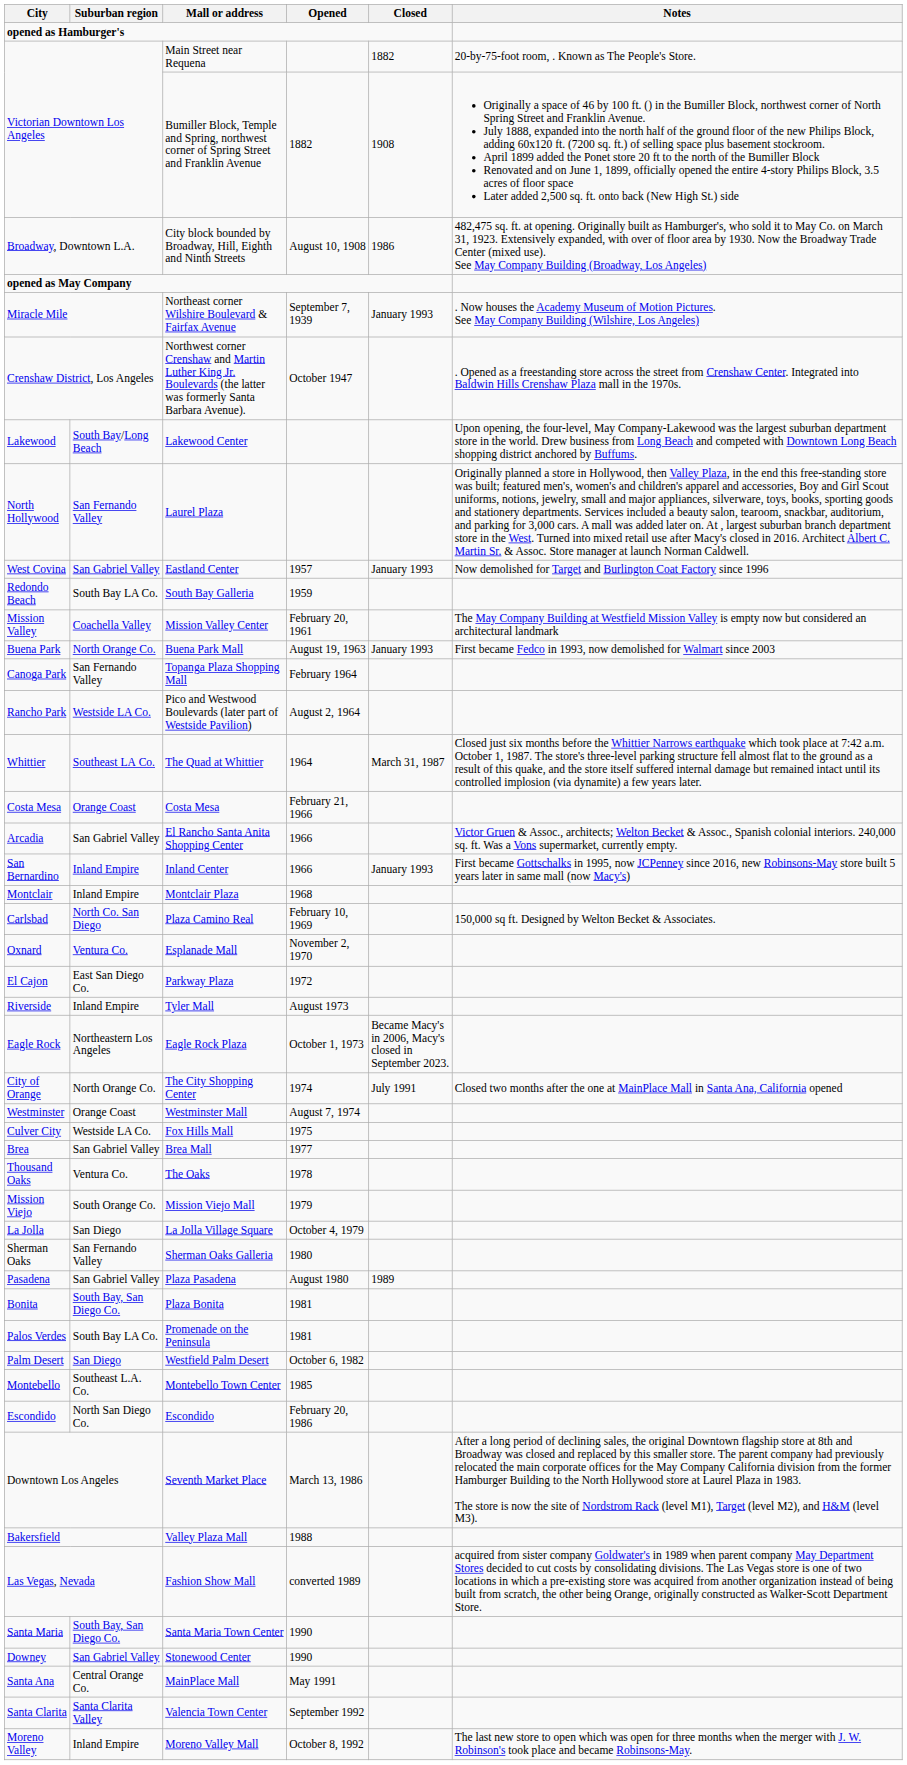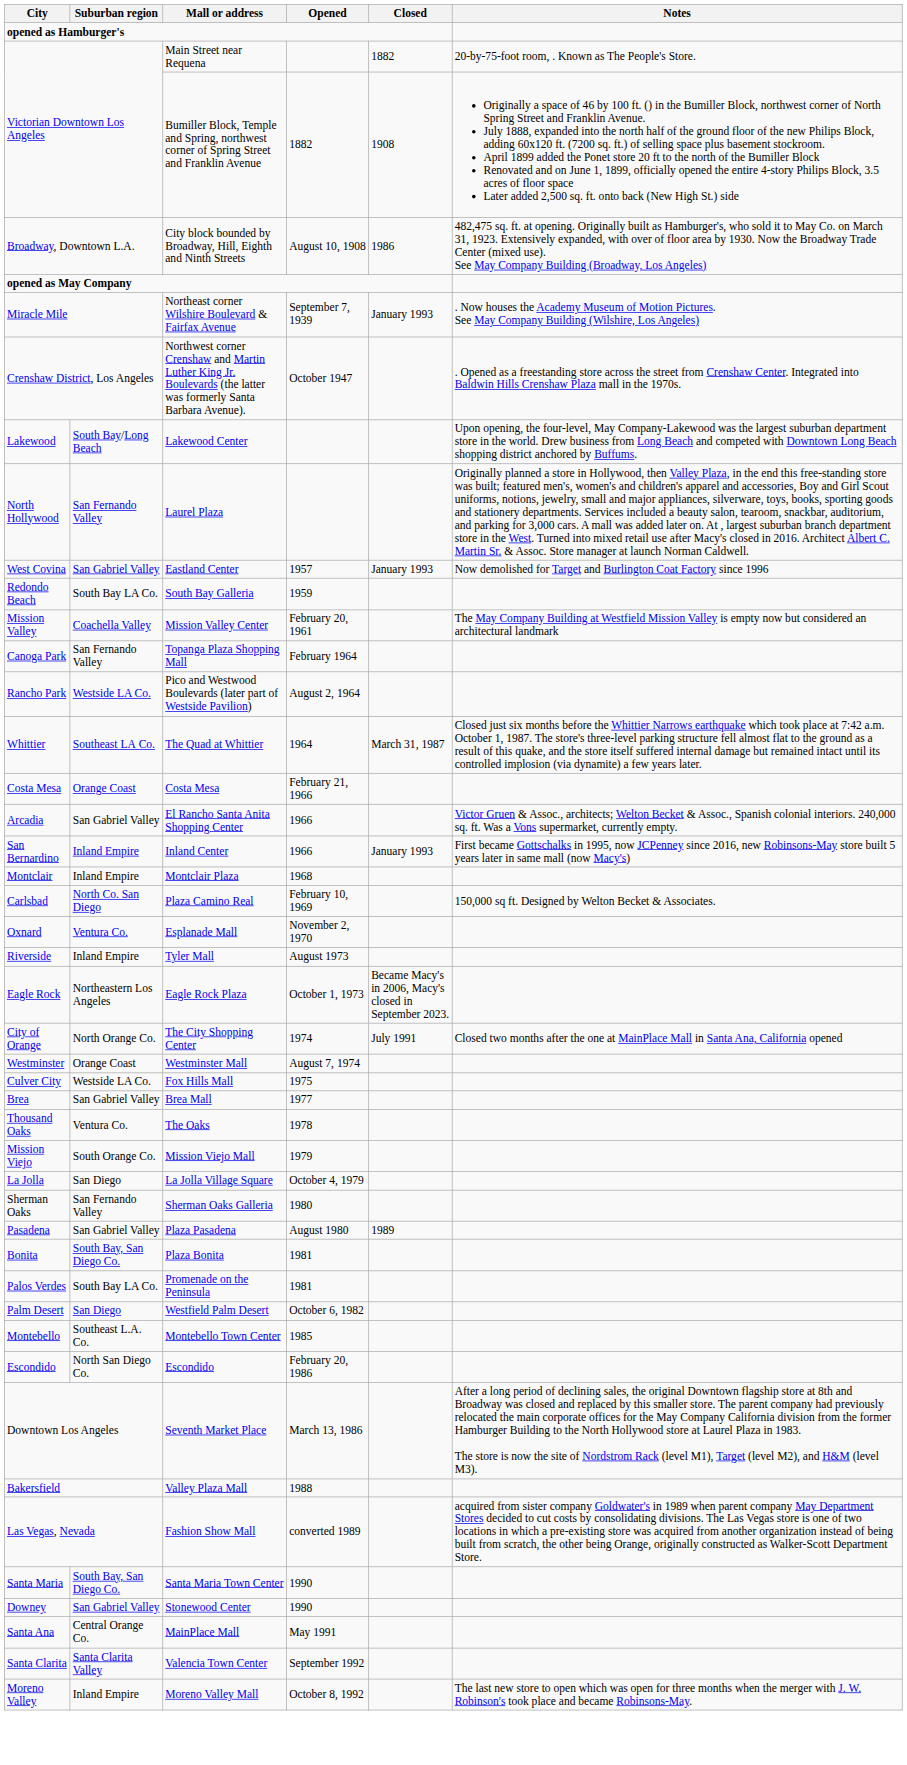- row: (204, 650)
- row: (199, 981)
